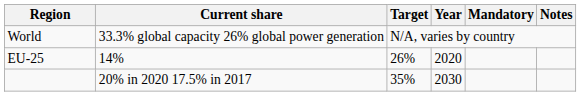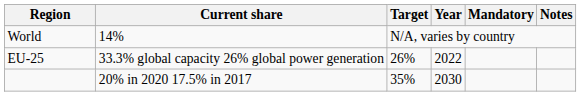(241, 36) 33.3% global capacity 26% global power generation -> (111, 36) 14%
(111, 58) 14% -> (241, 58) 33.3% global capacity 26% global power generation
(448, 58) 2020 -> (448, 58) 2022
